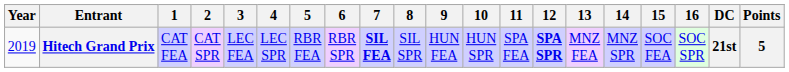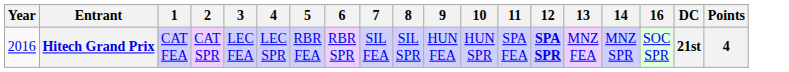- column: (658, 15)
(22, 46) 2019 -> (22, 46) 2016
(377, 46) bold -> (376, 46) normal
(762, 46) 5 -> (726, 46) 4
